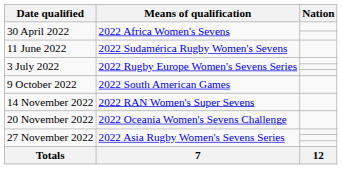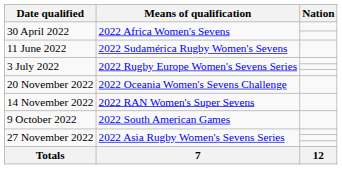rows swapped: (42, 84) <-> (50, 119)
